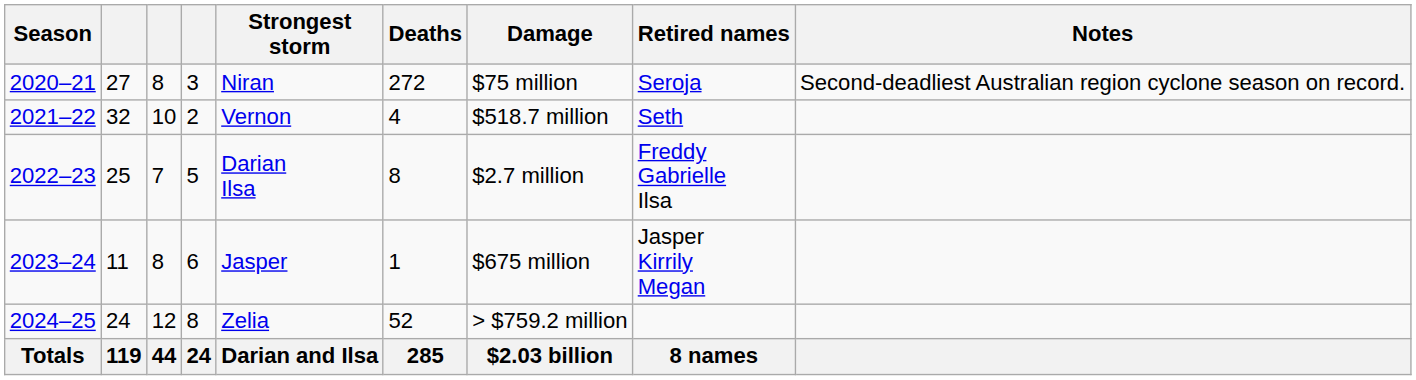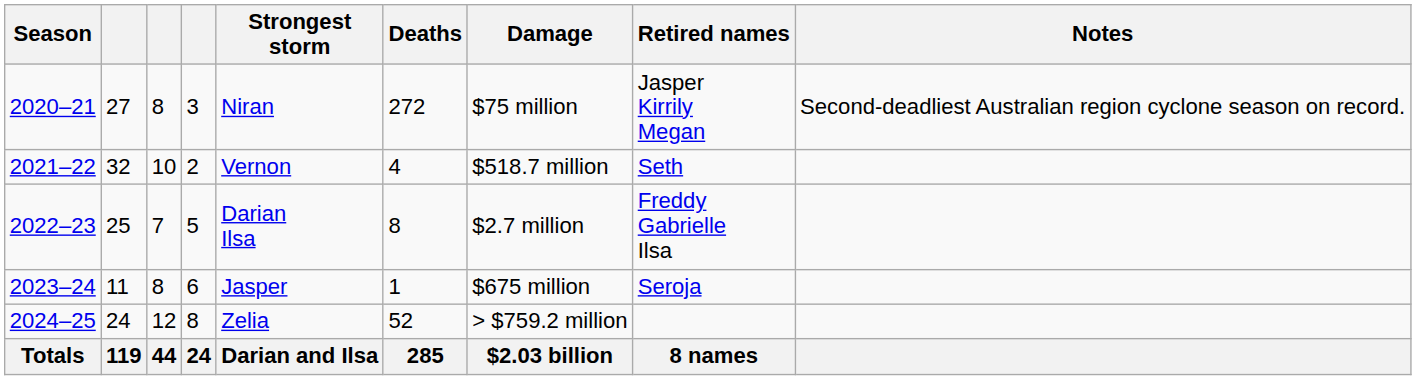(670, 81) Seroja -> (671, 106) Jasper Kirrily Megan
(671, 261) Jasper Kirrily Megan -> (670, 286) Seroja
